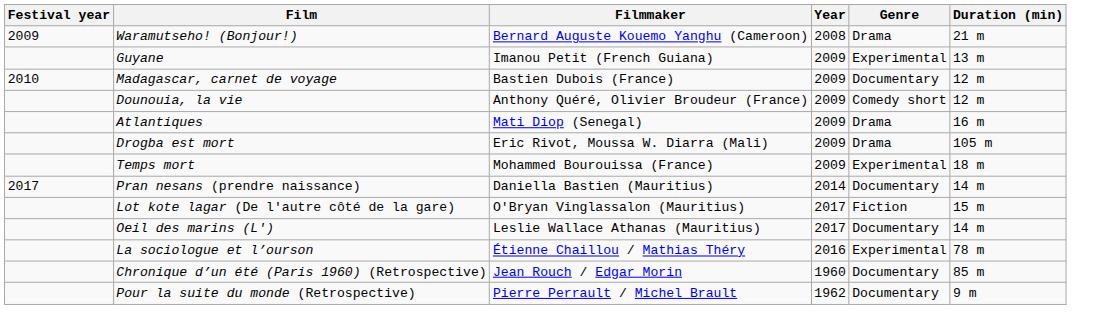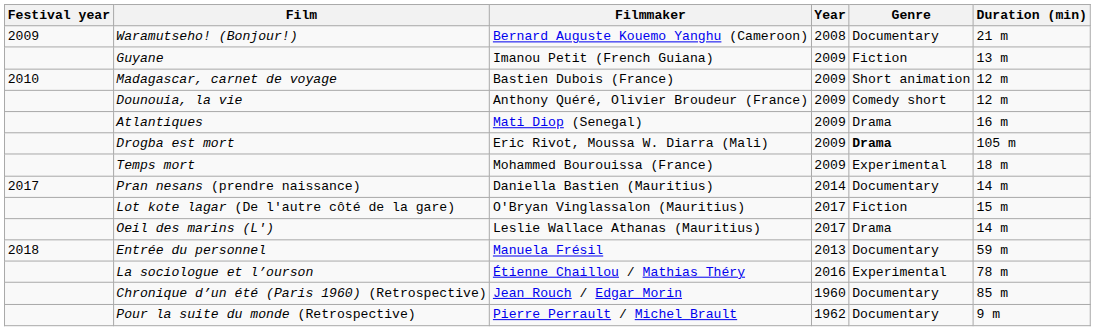(872, 37) Drama -> (895, 37) Documentary
(899, 58) Experimental -> (880, 58) Fiction
(895, 79) Documentary -> (911, 79) Short animation
(872, 144) normal -> (872, 144) bold
(895, 229) Documentary -> (872, 229) Drama
+ row: (191, 251)
